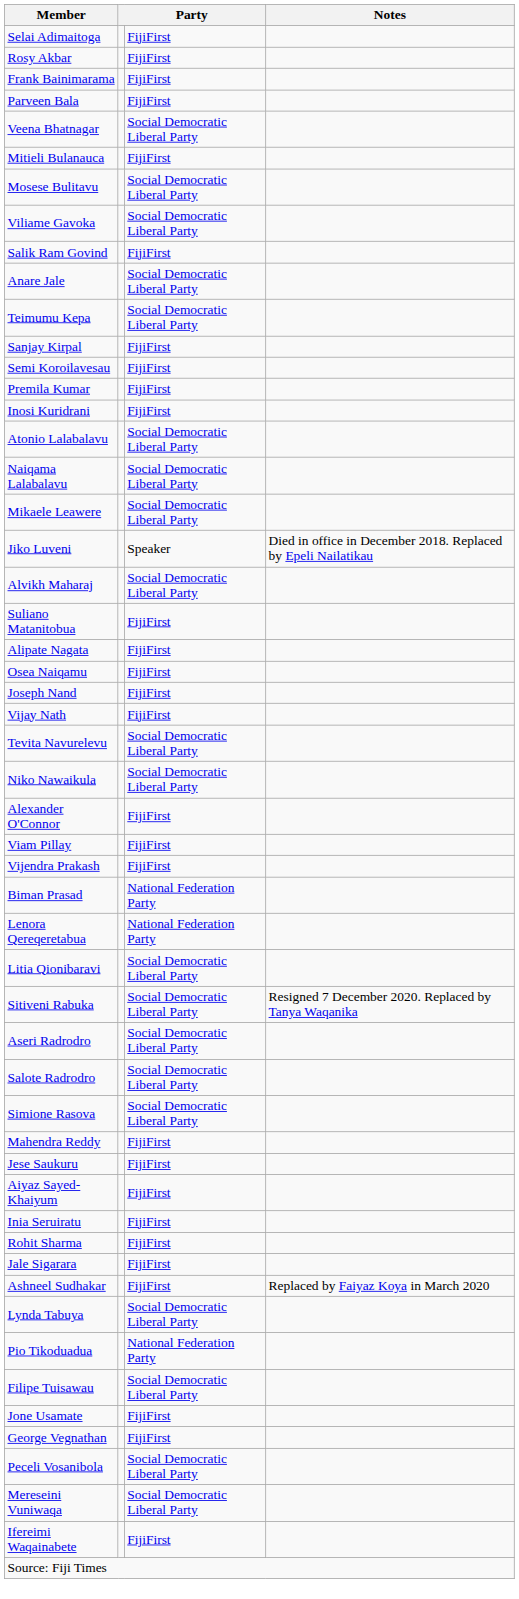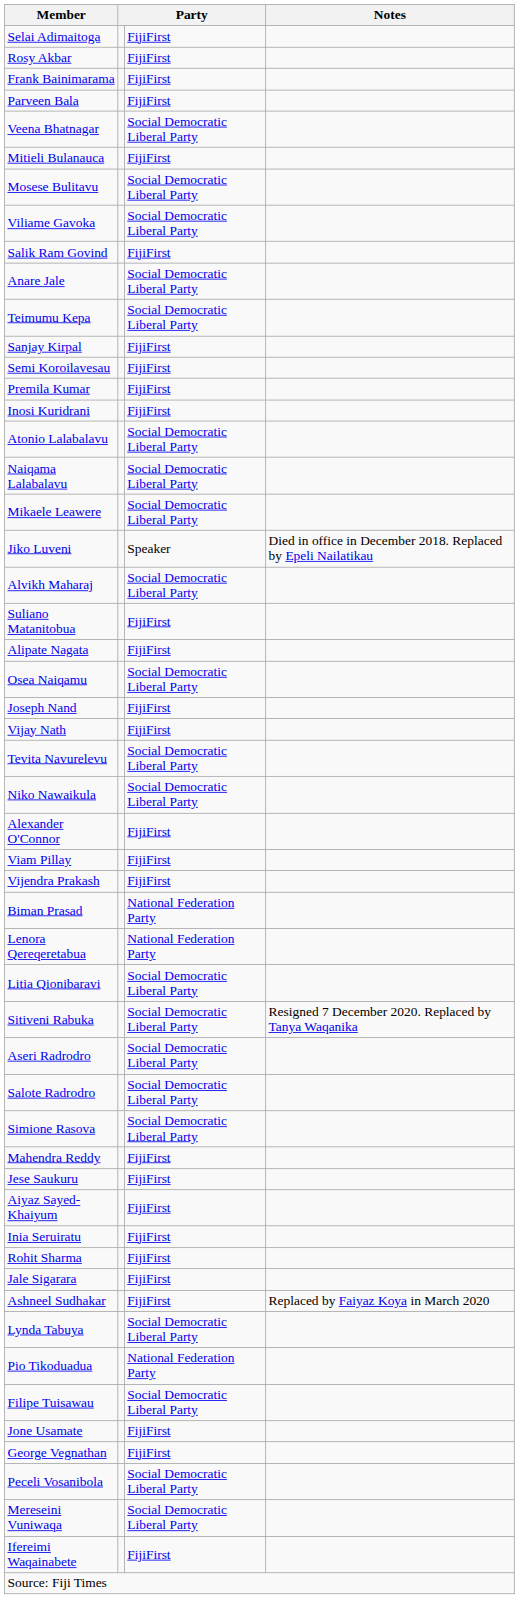(149, 671) FijiFirst -> (177, 679) Social Democratic Liberal Party
